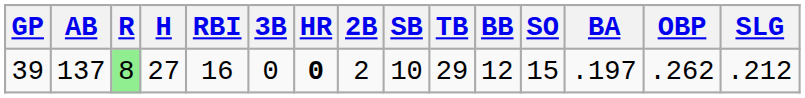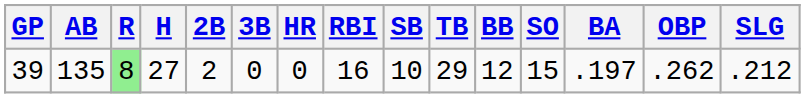columns swapped: (361, 27) <-> (217, 27)
(81, 71) 137 -> (81, 71) 135
(316, 71) bold -> (300, 71) normal
